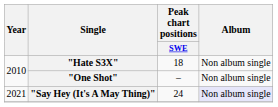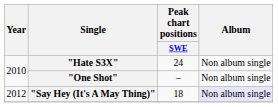(178, 63) 18 -> (178, 63) 24
(16, 94) 2021 -> (16, 94) 2012
(178, 94) 24 -> (178, 94) 18
